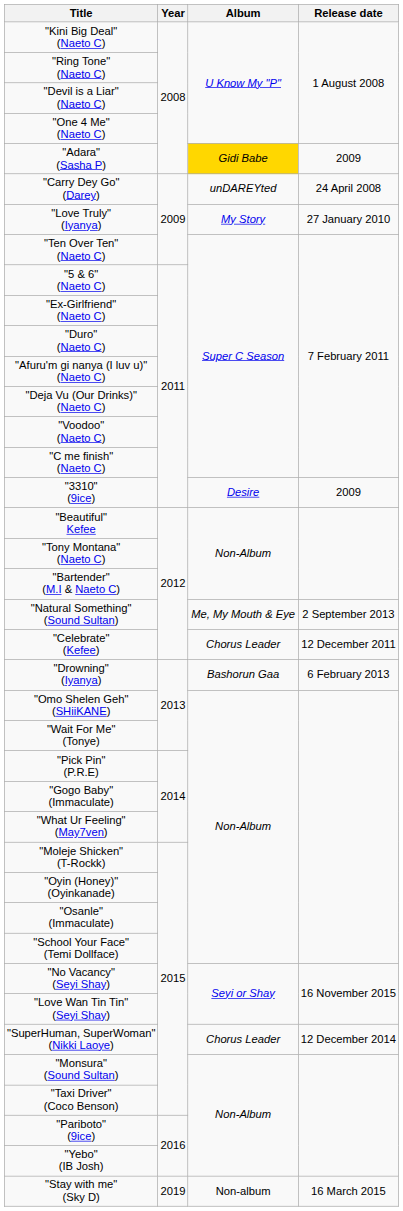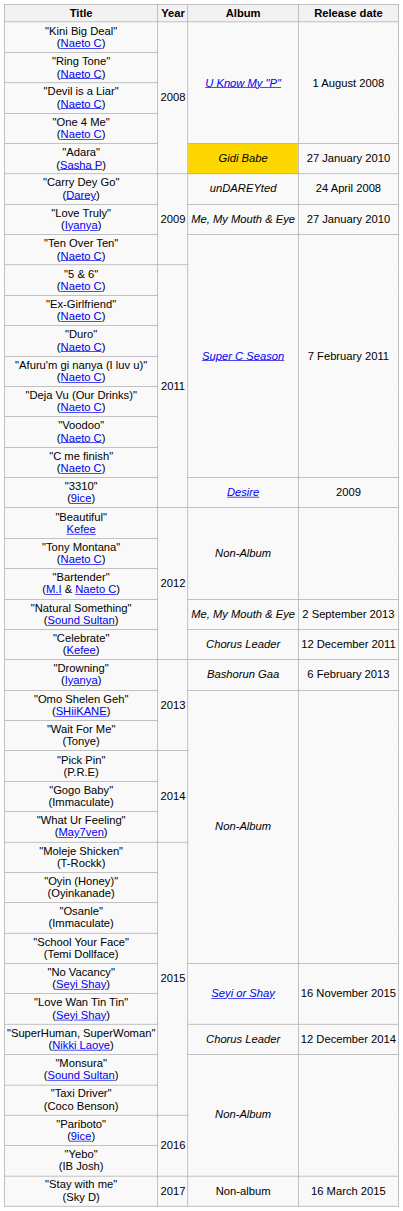(348, 158) 2009 -> (348, 158) 27 January 2010
(243, 219) My Story -> (243, 219) Me, My Mouth & Eye
(173, 1191) 2019 -> (173, 1191) 2017
